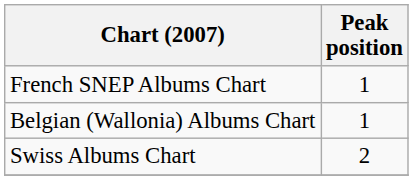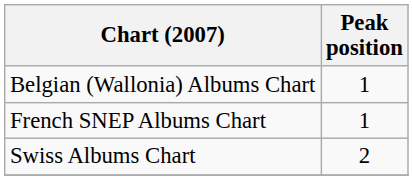rows swapped: (163, 120) <-> (138, 84)
